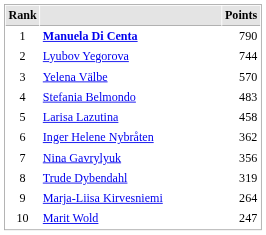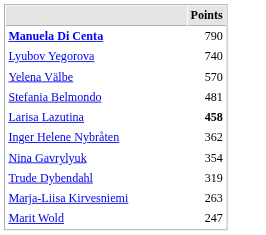- column: (23, 15)
(248, 56) 744 -> (214, 56) 740
(248, 97) 483 -> (214, 97) 481
(248, 117) normal -> (214, 117) bold
(248, 158) 356 -> (214, 158) 354
(248, 198) 264 -> (214, 198) 263
